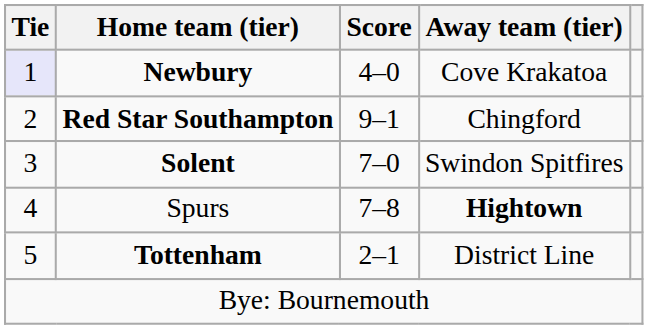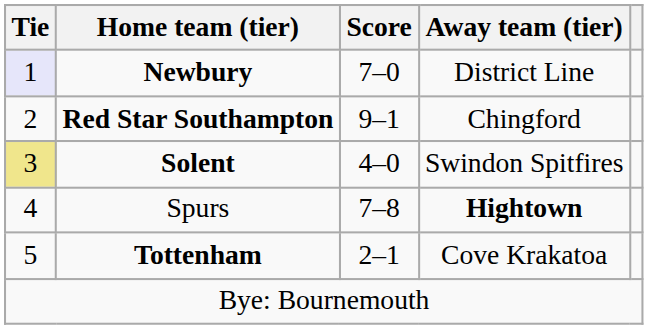(379, 72) 4–0 -> (379, 72) 7–0
(524, 72) Cove Krakatoa -> (524, 72) District Line
(30, 163) no background -> (30, 163) khaki background
(379, 163) 7–0 -> (379, 163) 4–0
(524, 254) District Line -> (524, 254) Cove Krakatoa
